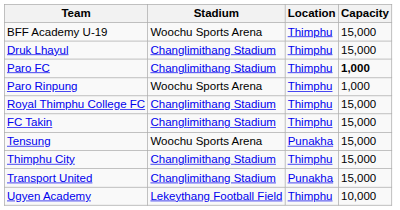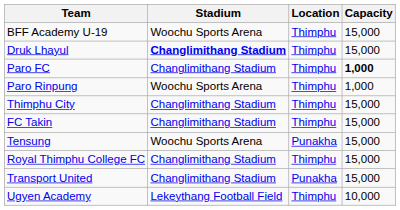(213, 50) normal -> (218, 50) bold
rows swapped: (76, 104) <-> (41, 159)
